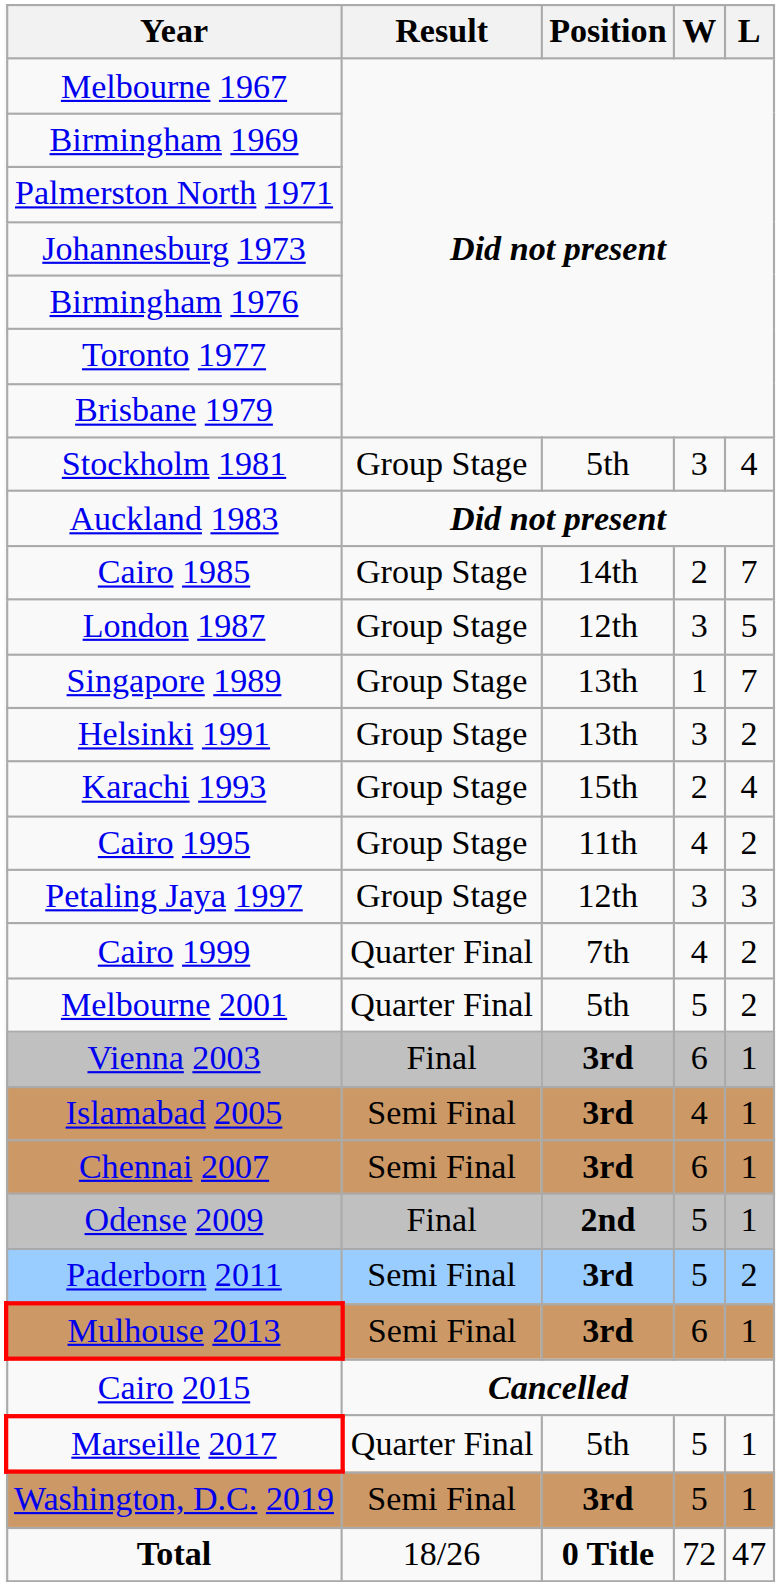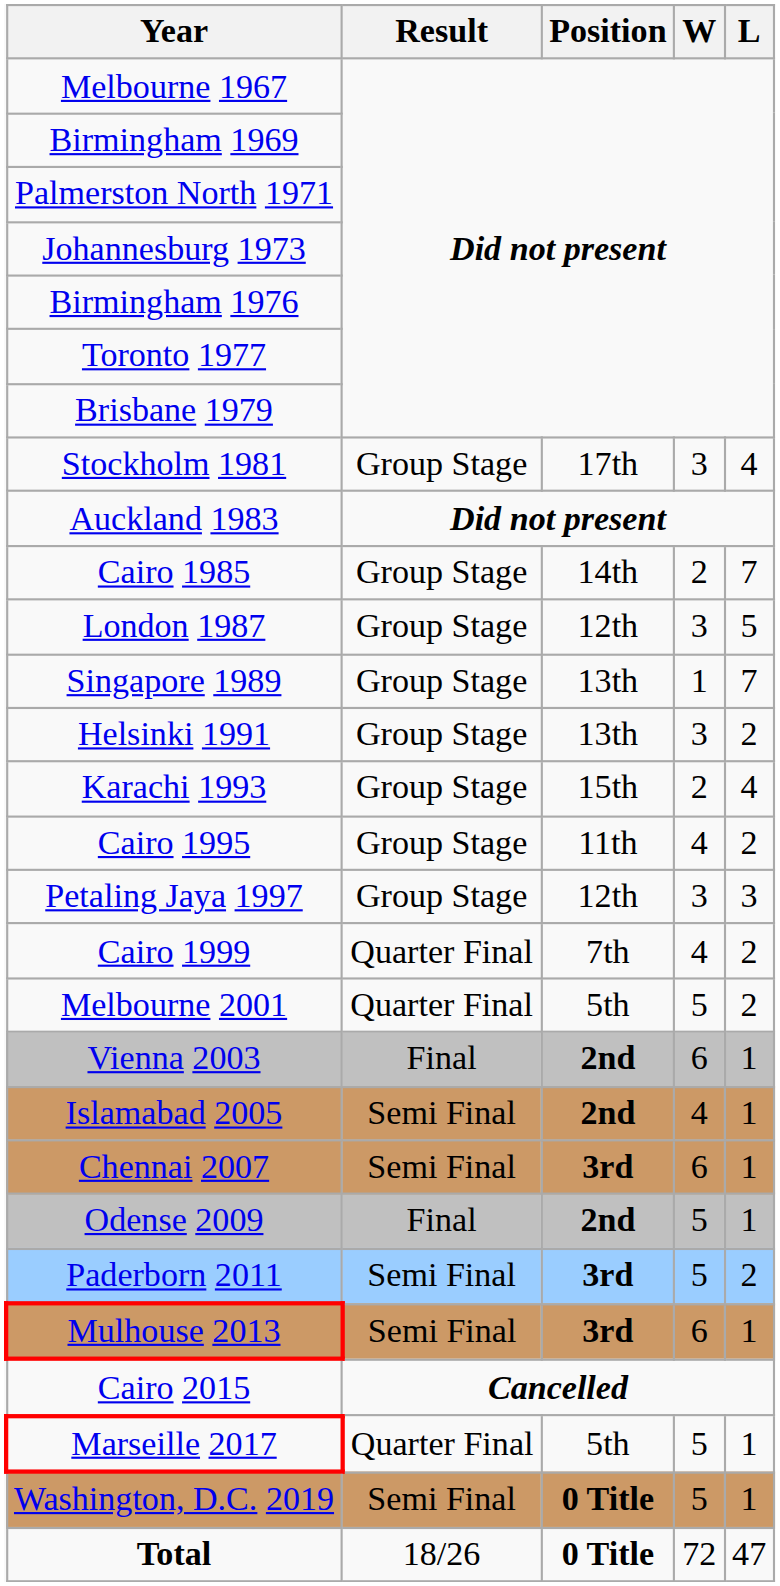(608, 463) 5th -> (608, 463) 17th
(608, 1058) 3rd -> (608, 1058) 2nd
(608, 1112) 3rd -> (608, 1112) 2nd
(608, 1498) 3rd -> (608, 1498) 0 Title
